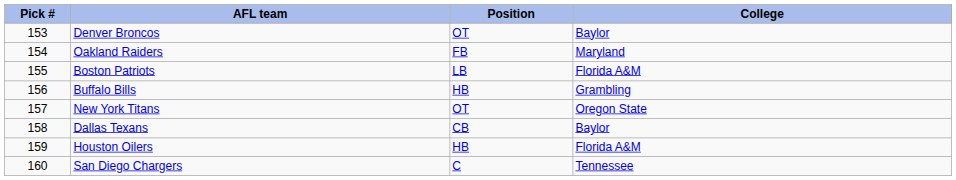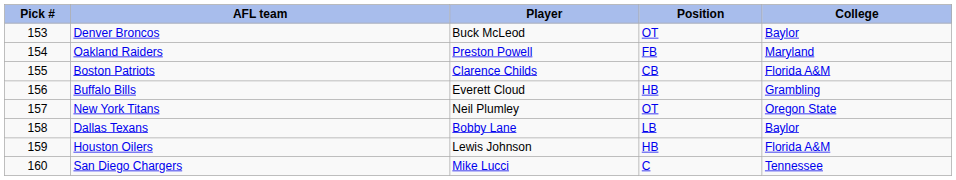+ column: (544, 14)
(460, 71) LB -> (650, 71) CB
(461, 128) CB -> (649, 128) LB
